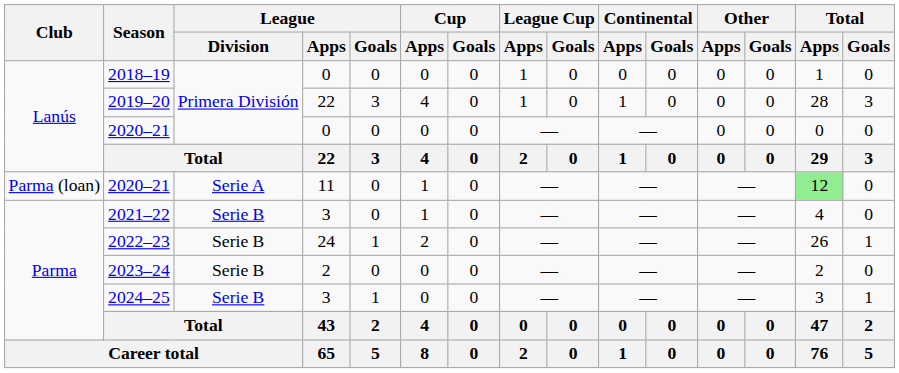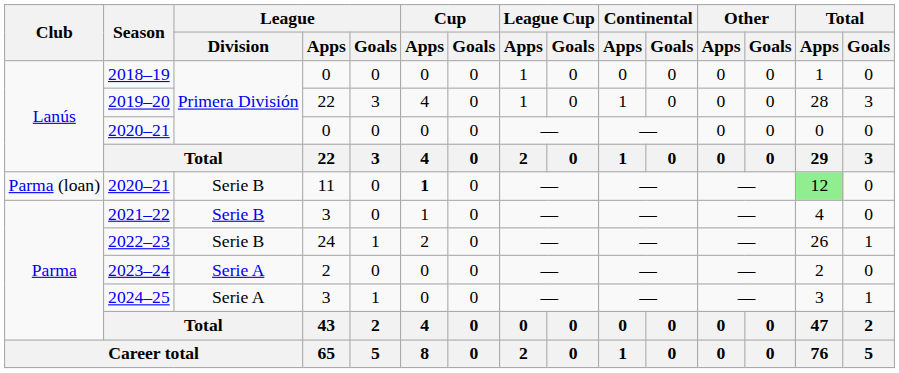(238, 185) Serie A -> (238, 185) Serie B
(425, 185) normal -> (425, 185) bold
(238, 269) Serie B -> (238, 269) Serie A
(238, 297) Serie B -> (238, 297) Serie A
